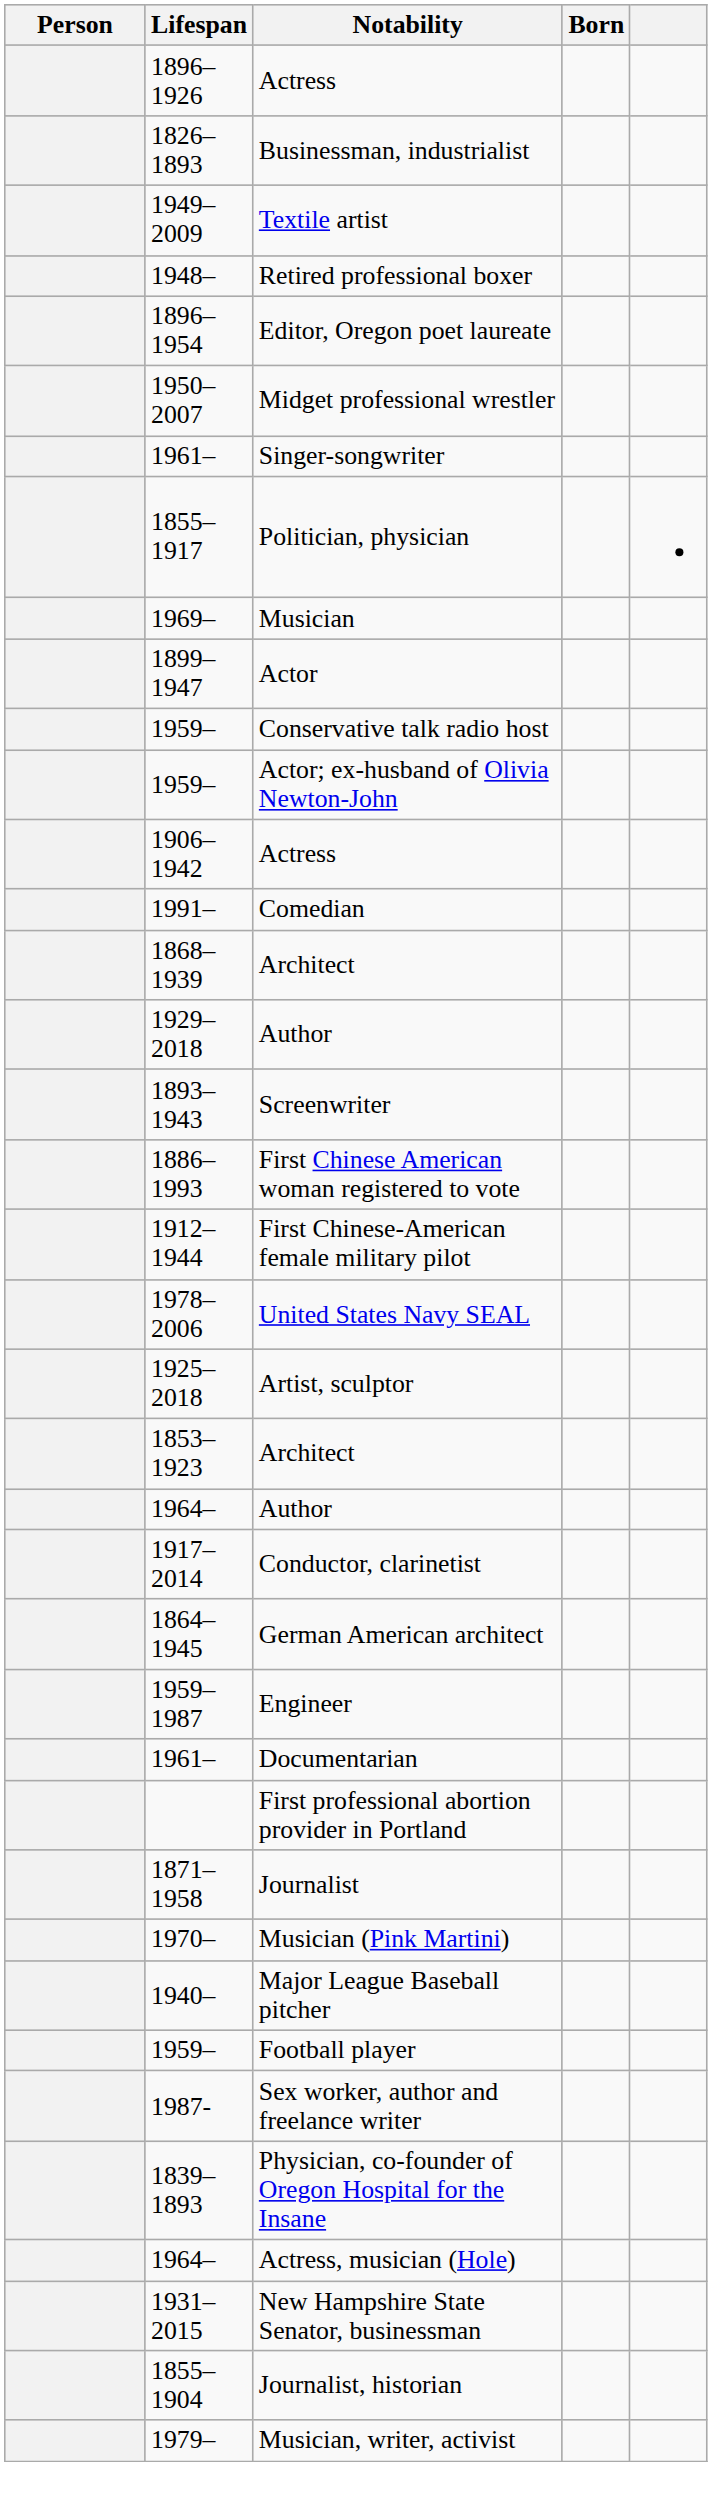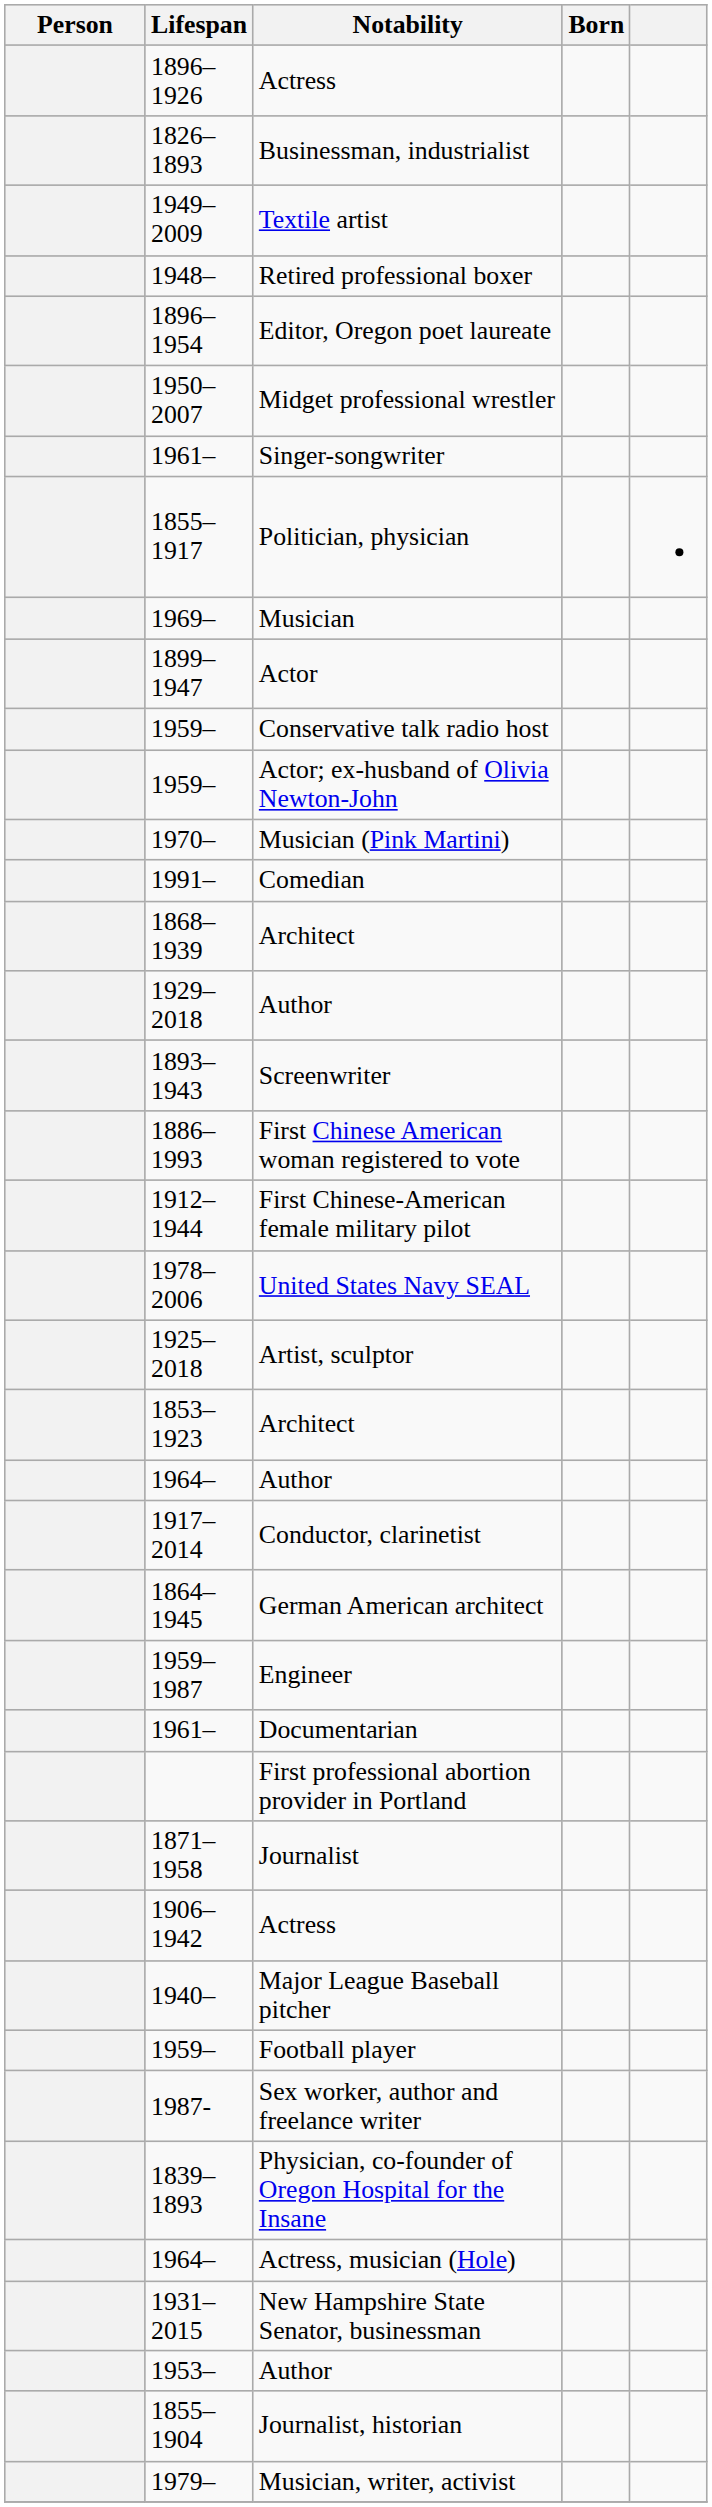rows swapped: (183, 1939) <-> (183, 853)
+ row: (183, 2370)
